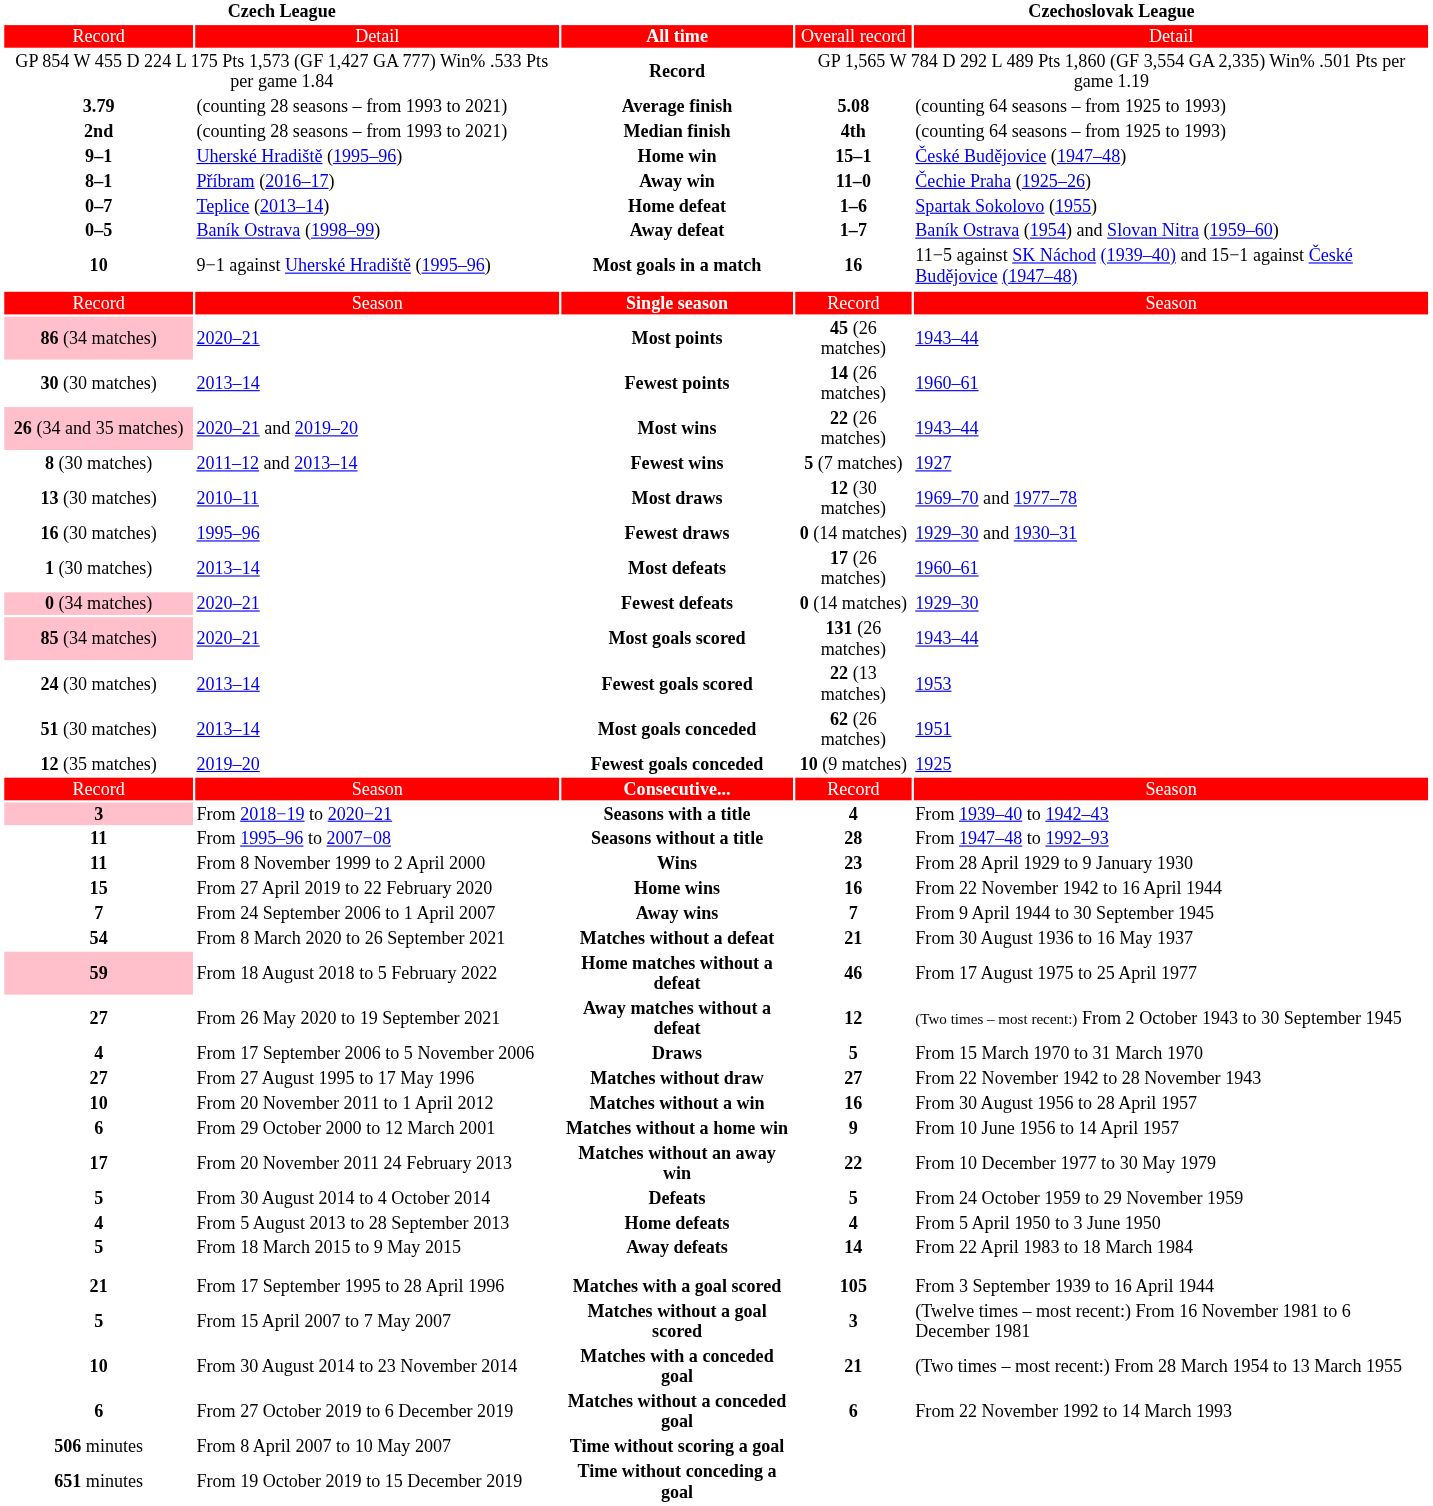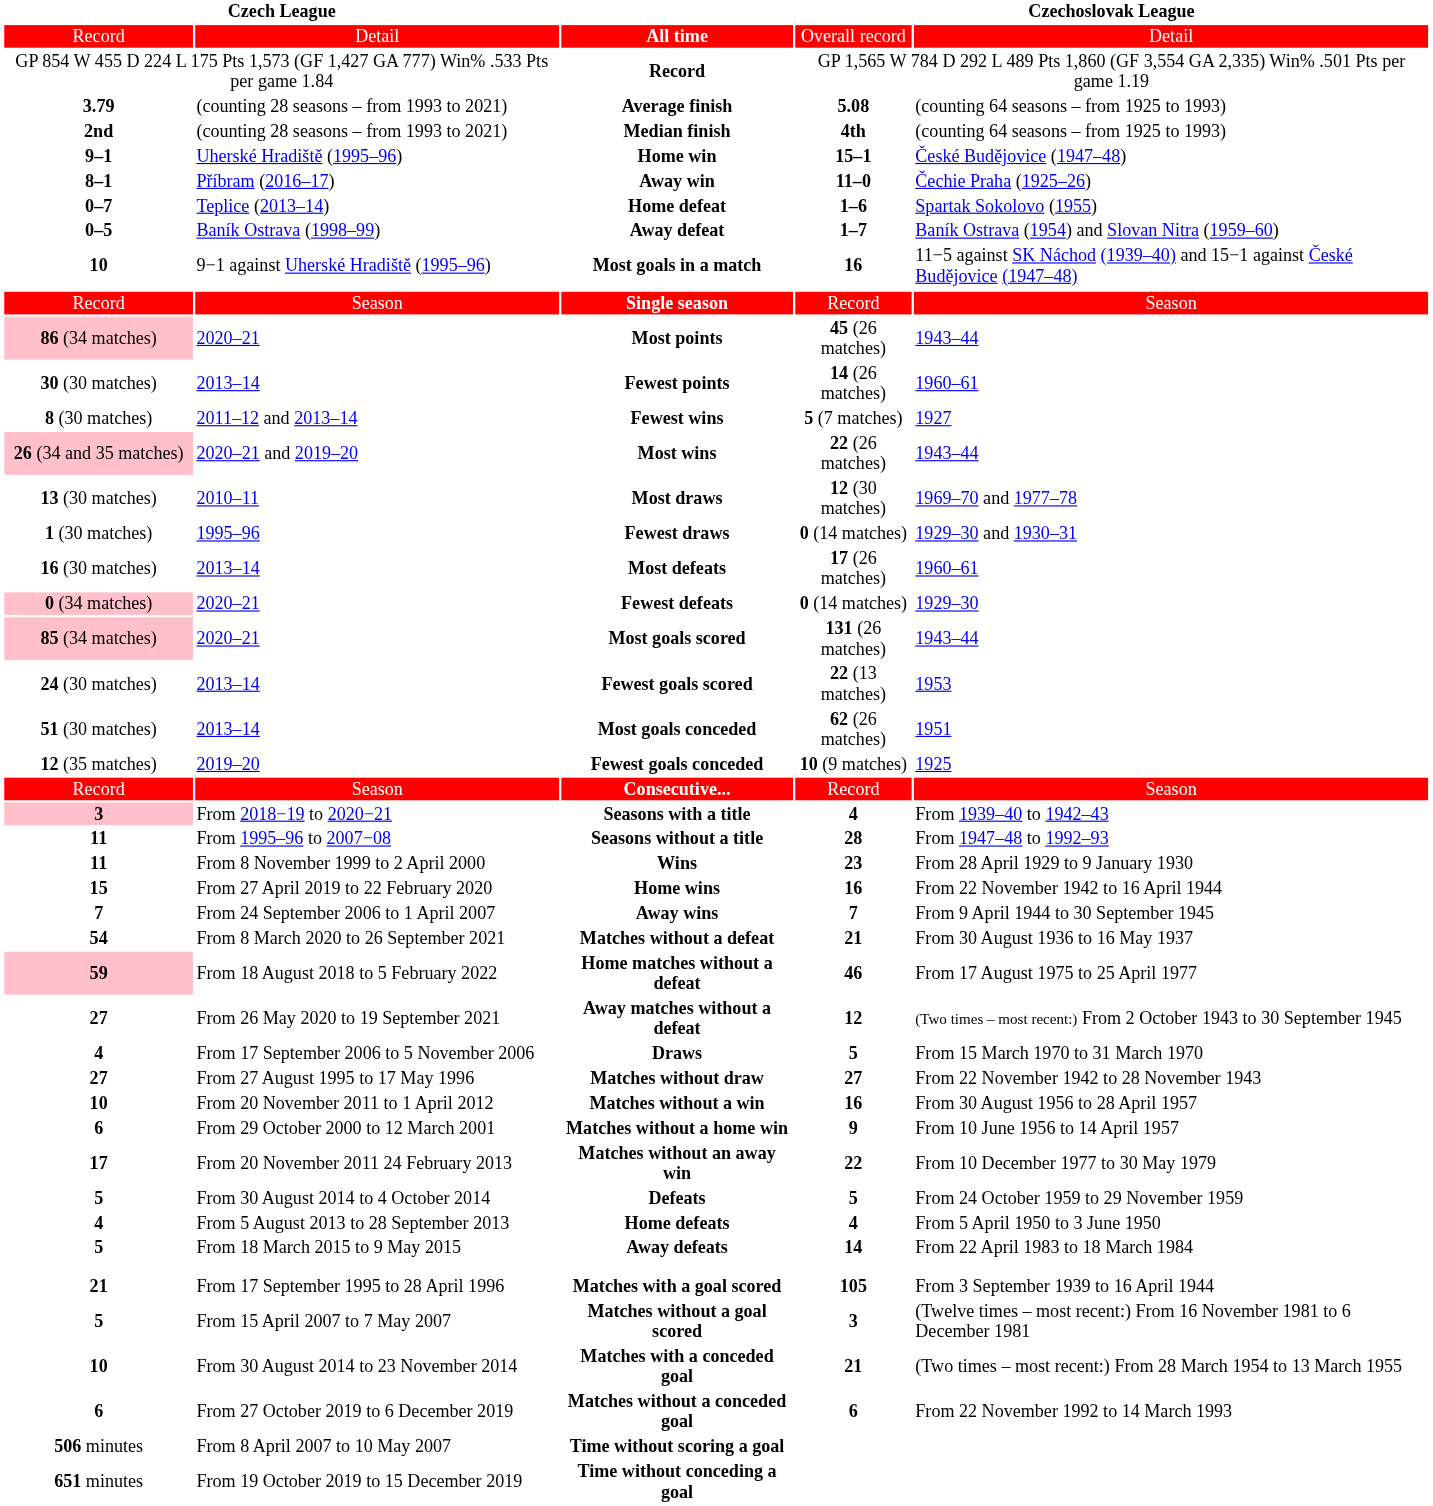rows swapped: (277, 428) <-> (277, 463)
(99, 533) 16 (30 matches) -> (99, 533) 1 (30 matches)
(99, 568) 1 (30 matches) -> (99, 568) 16 (30 matches)
